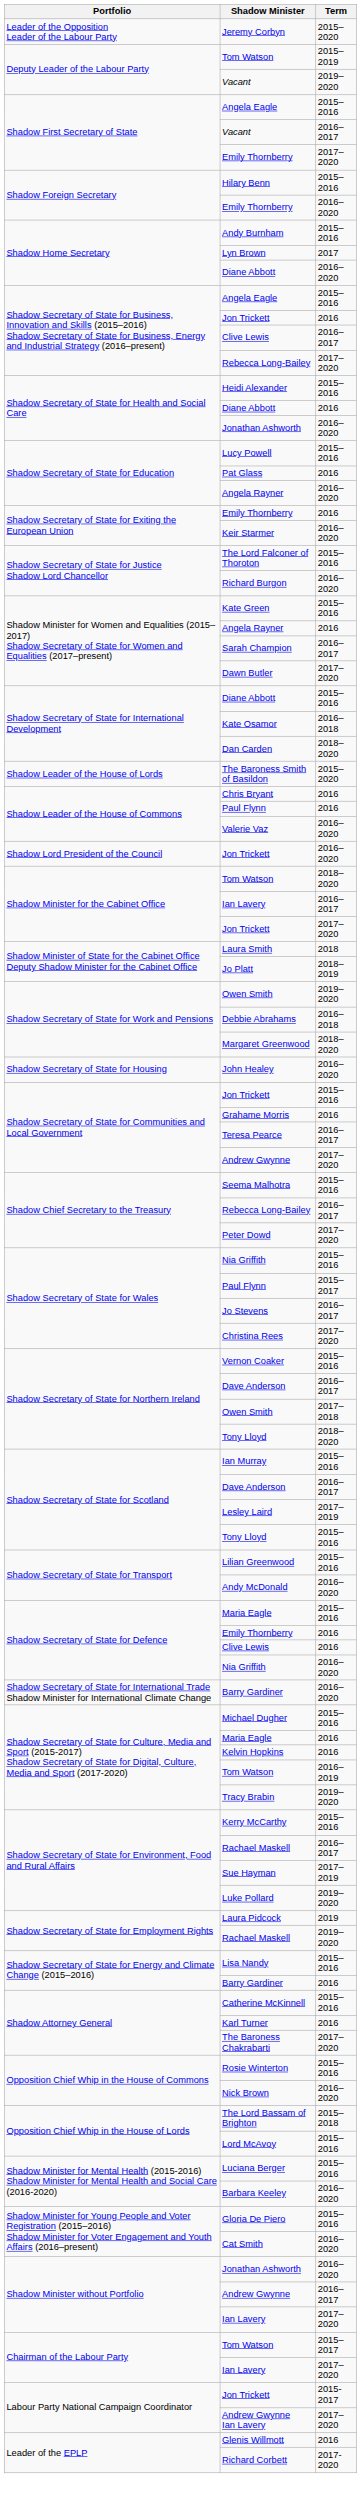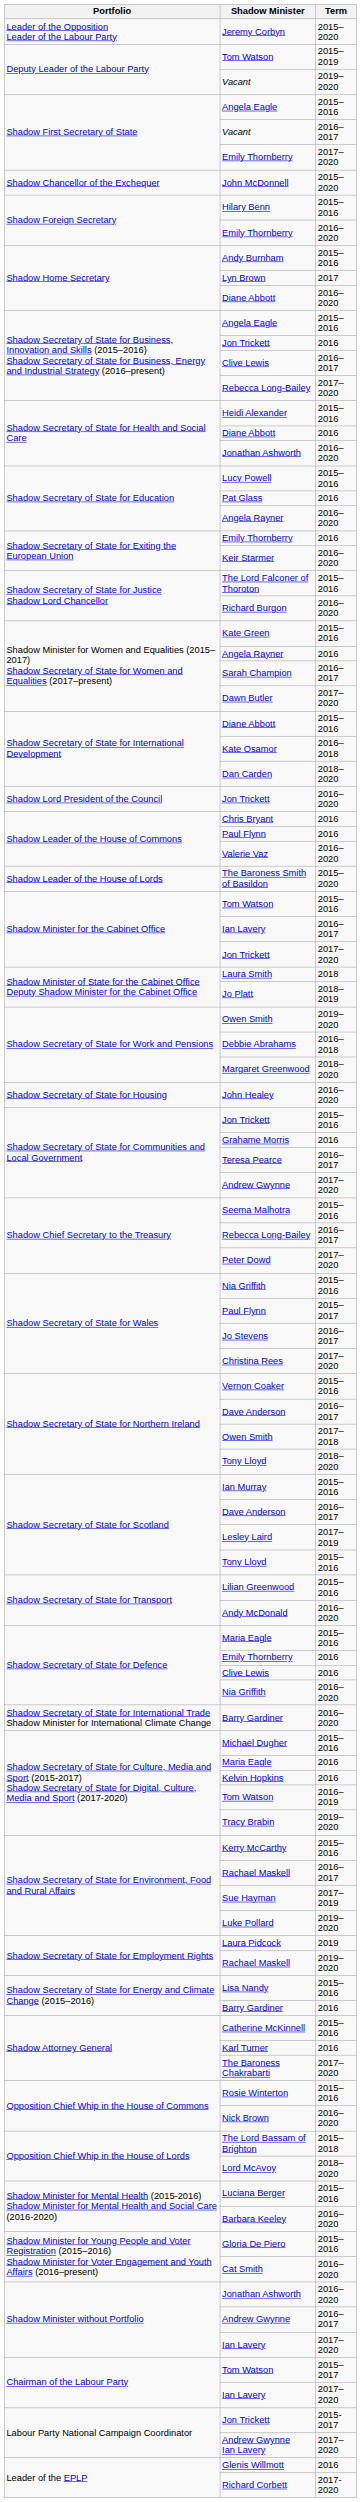+ row: (83, 182)
rows swapped: (85, 774) <-> (84, 853)
(331, 879) 2018–2020 -> (331, 904) 2015–2016
(331, 2143) 2015–2016 -> (331, 2168) 2018–2020
